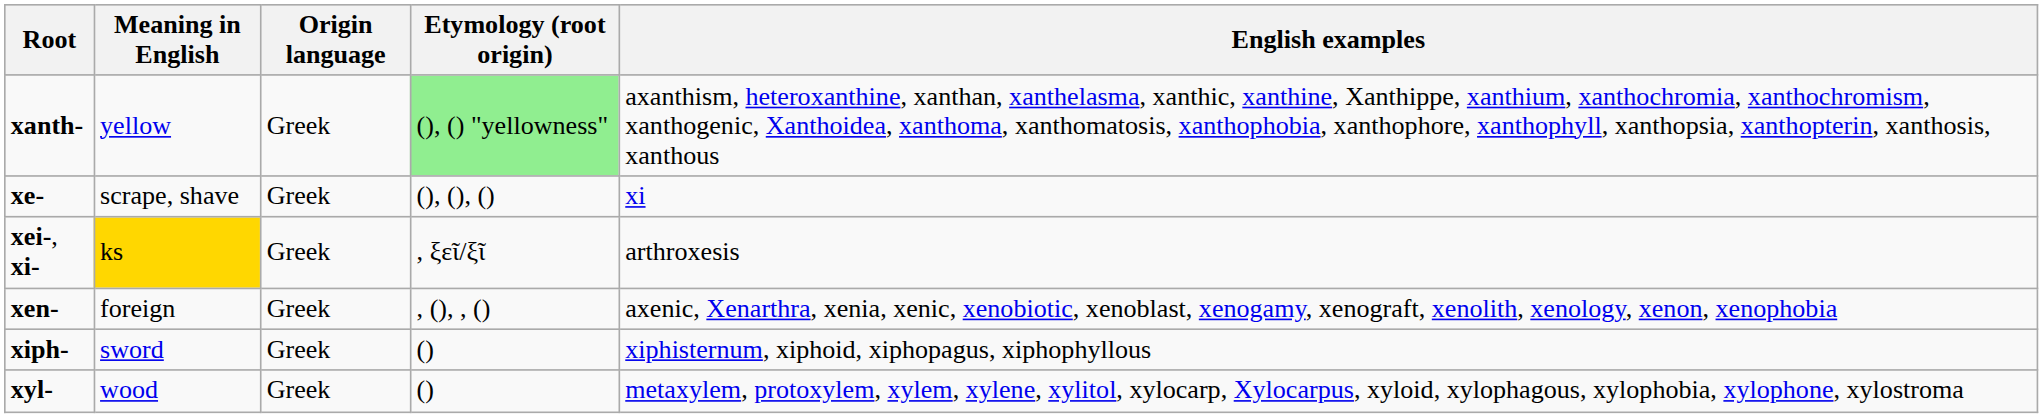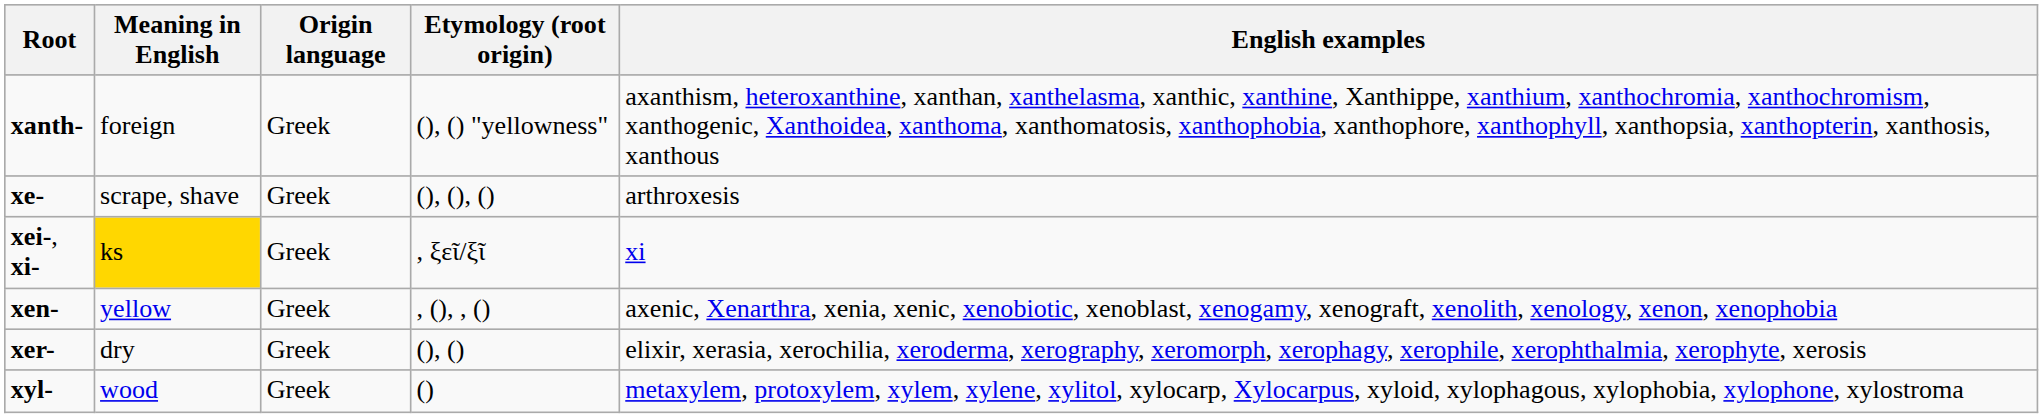(136, 125) yellow -> (138, 125) foreign
(512, 125) lightgreen background -> (512, 125) no background
(635, 195) xi -> (682, 195) arthroxesis
(682, 251) arthroxesis -> (635, 251) xi
(138, 307) foreign -> (136, 307) yellow
+ row: (33, 349)
- row: (40, 349)
